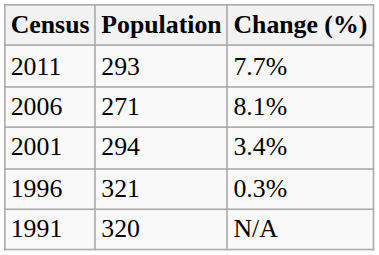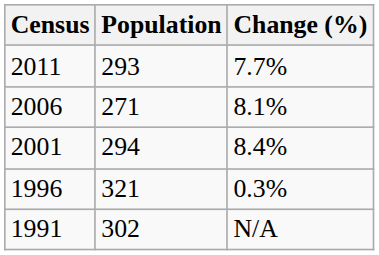(260, 147) 3.4% -> (260, 147) 8.4%
(121, 229) 320 -> (121, 229) 302
